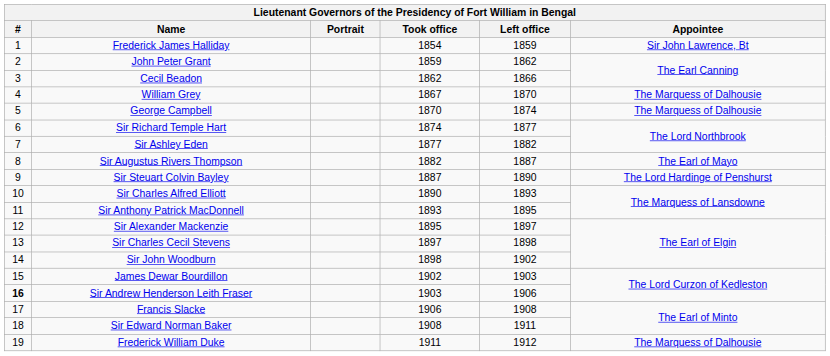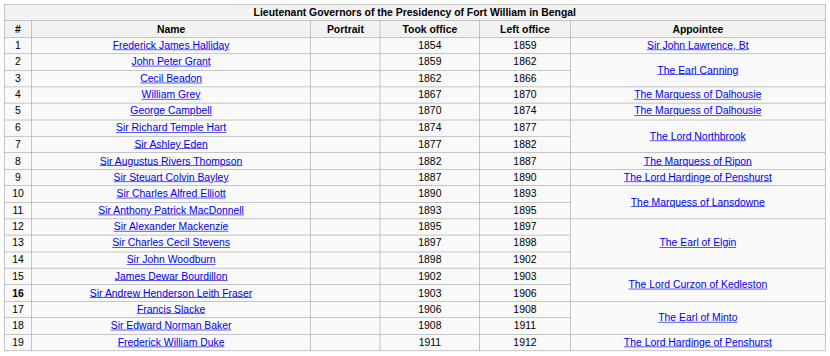(698, 161) The Earl of Mayo -> (698, 161) The Marquess of Ripon
(698, 342) The Marquess of Dalhousie -> (698, 342) The Lord Hardinge of Penshurst
